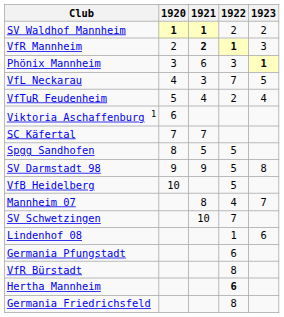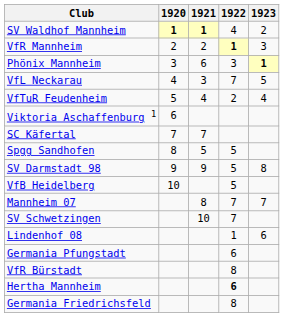(234, 30) 2 -> (234, 30) 4
(204, 47) bold -> (204, 47) normal
(234, 202) 4 -> (234, 202) 7
